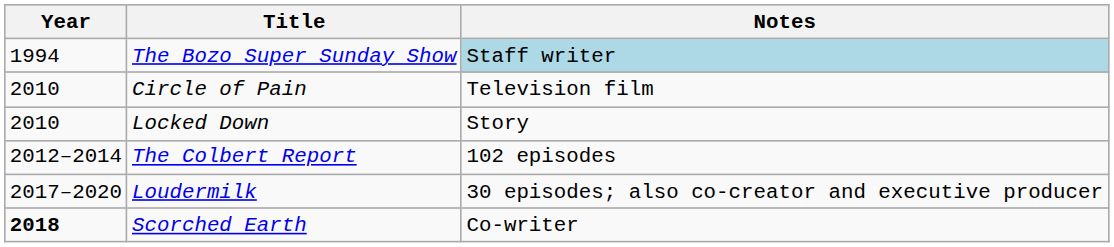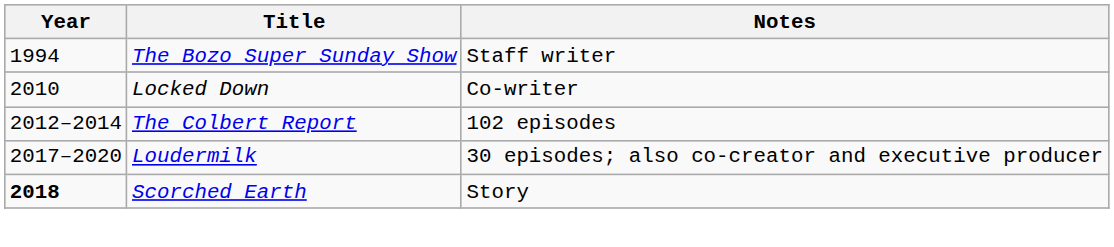(541, 56) lightblue background -> (541, 56) no background
- row: (219, 90)
(498, 123) Story -> (523, 90) Co-writer
(523, 225) Co-writer -> (498, 191) Story
